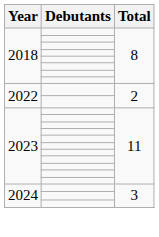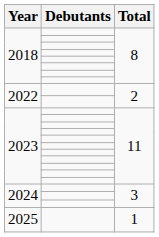+ row: (23, 219)
